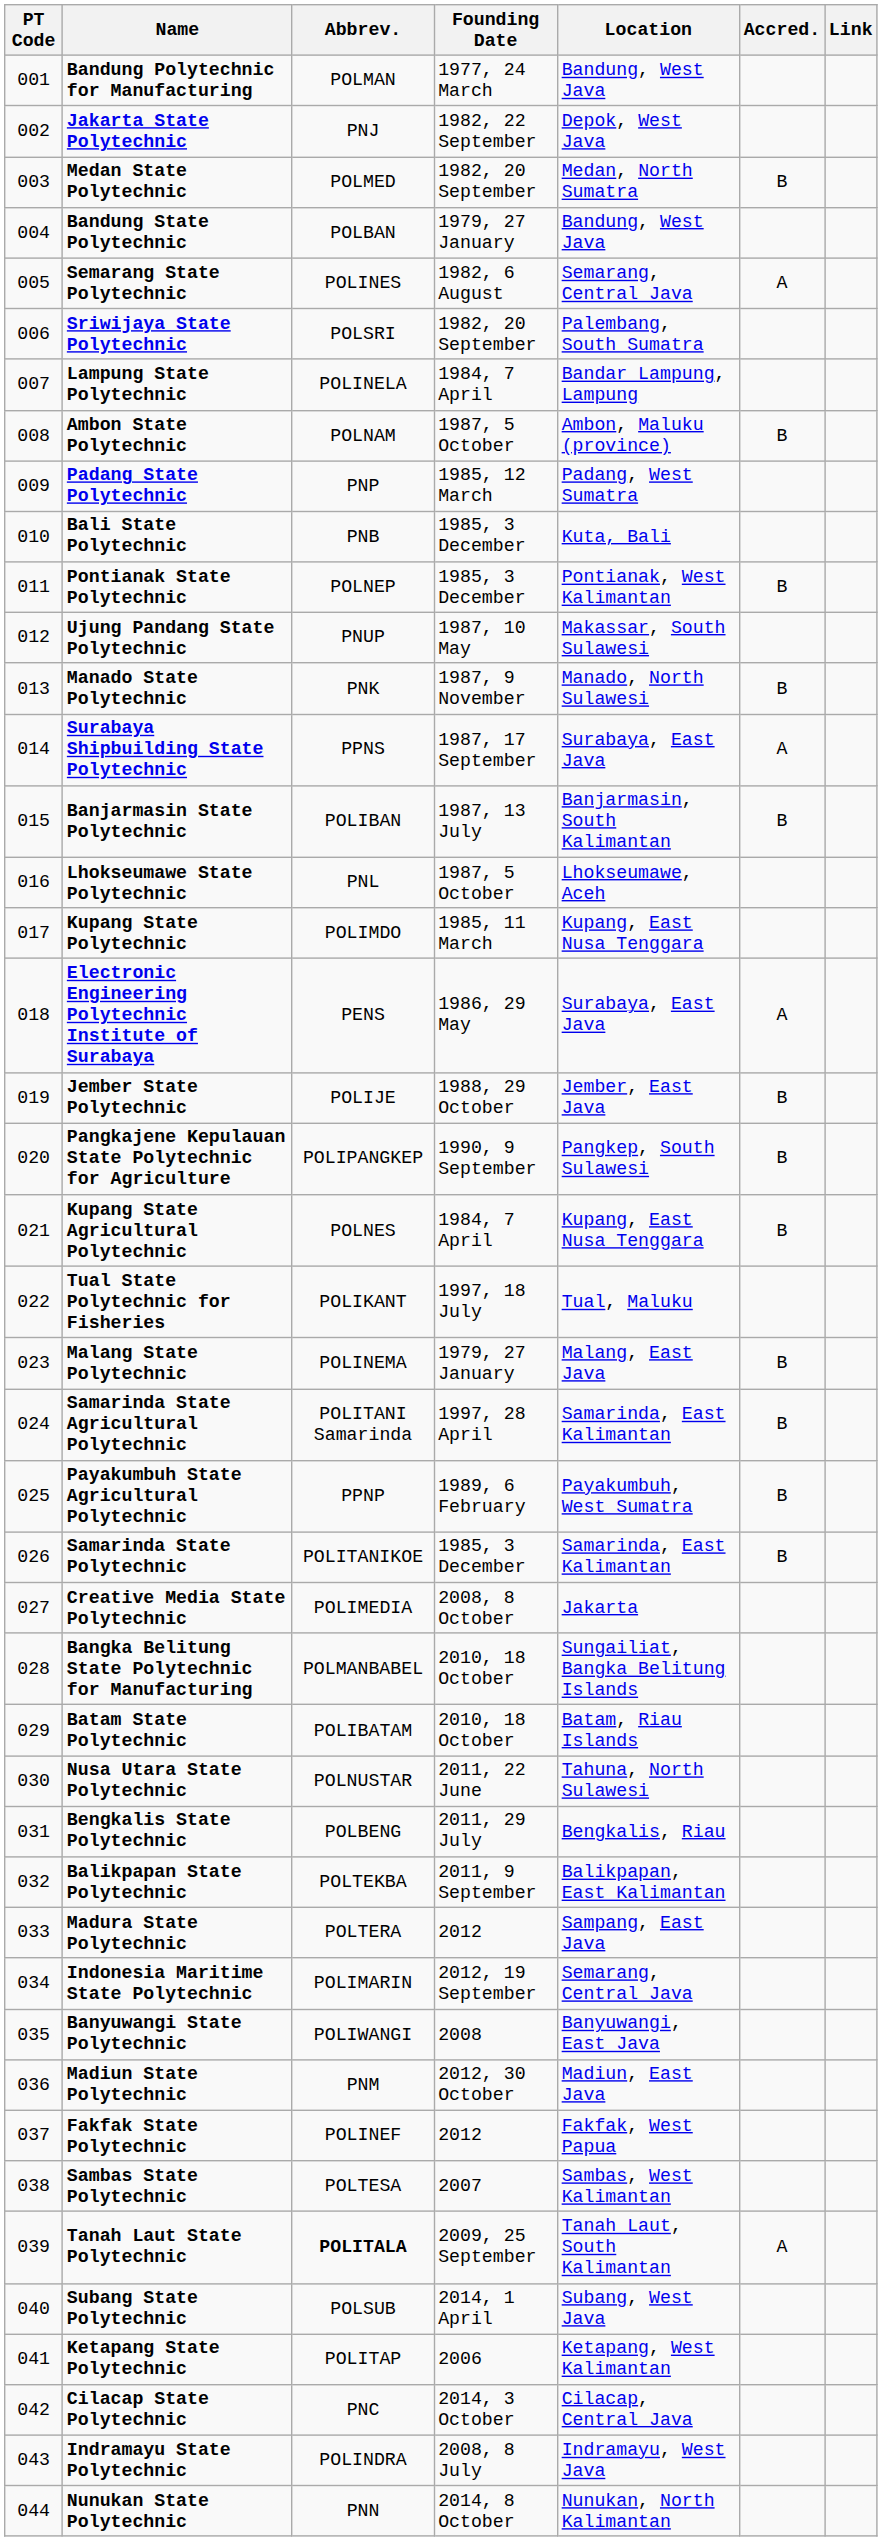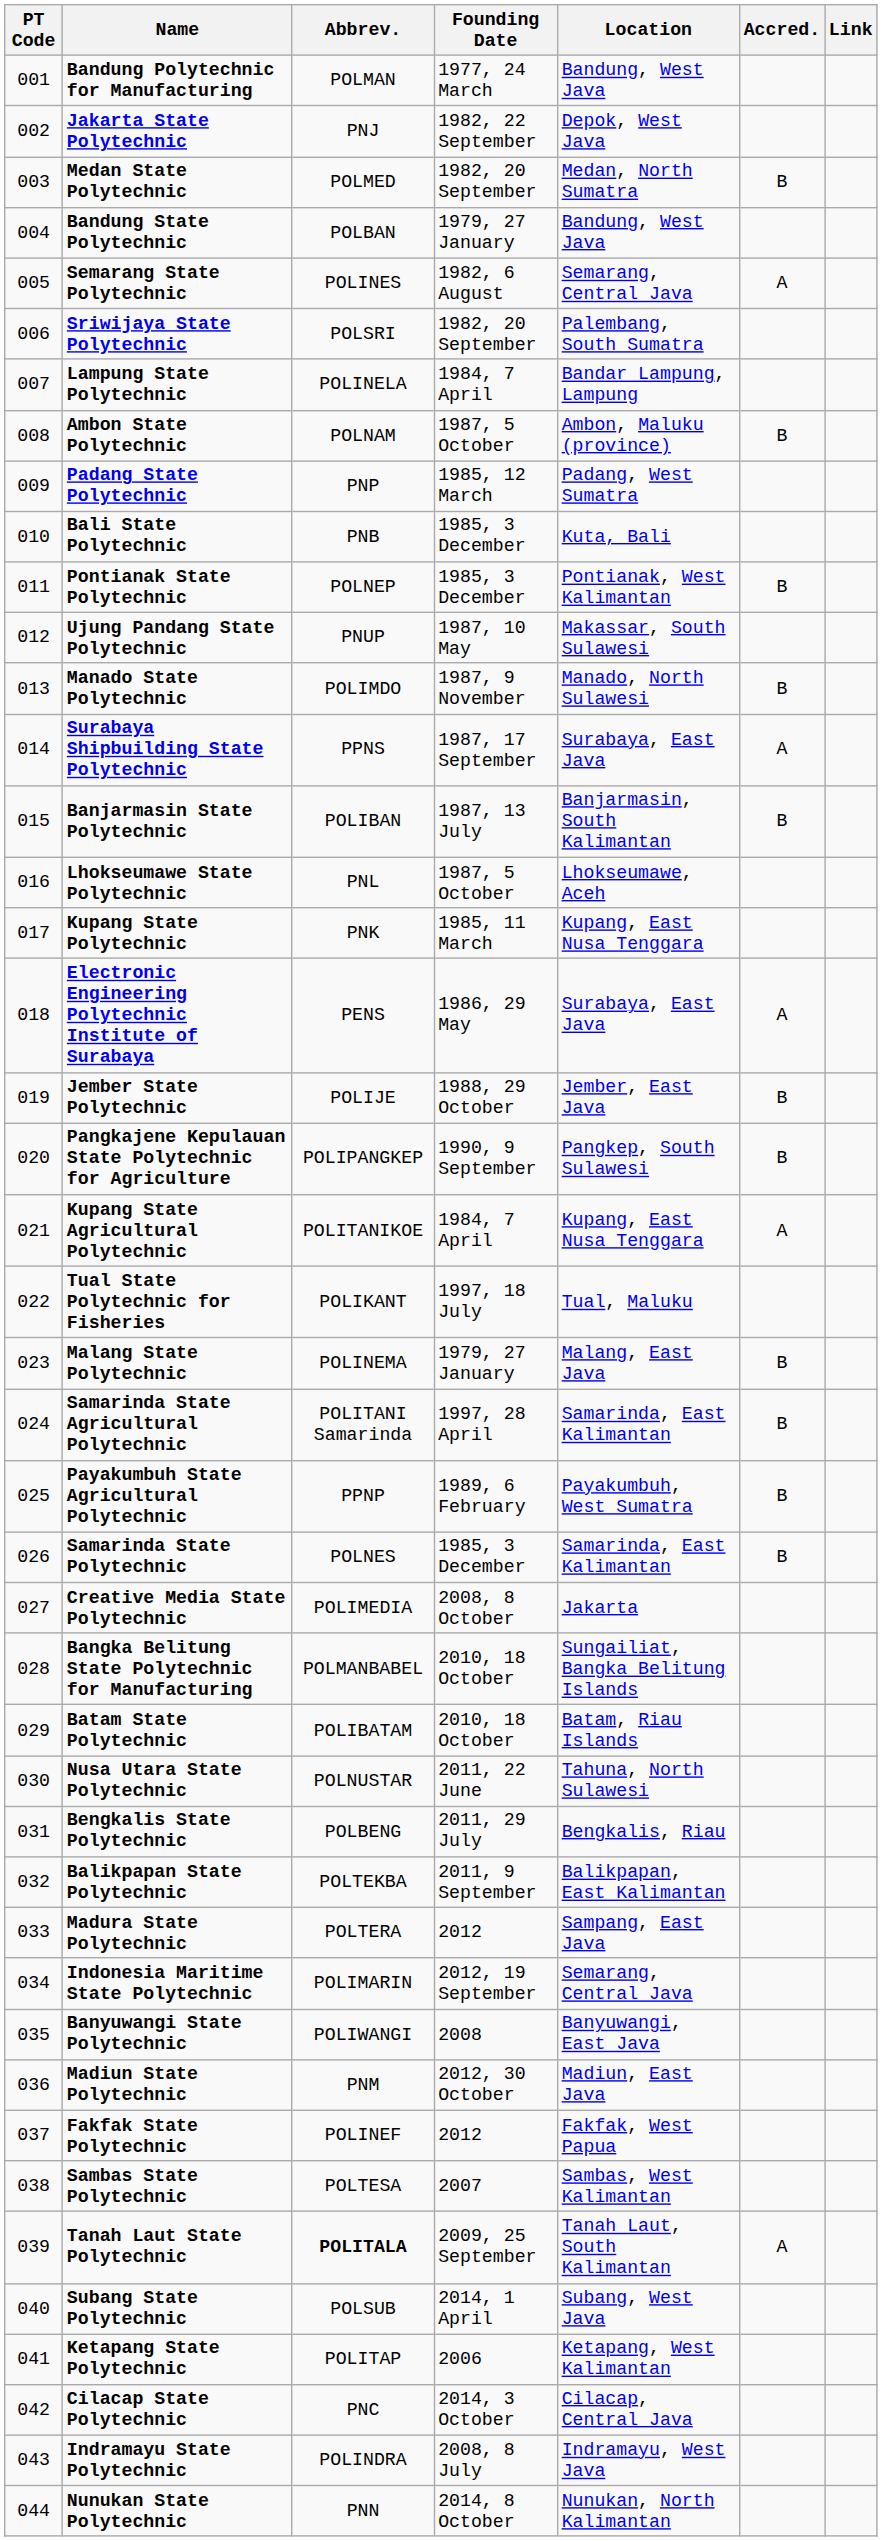(363, 689) PNK -> (363, 689) POLIMDO
(363, 933) POLIMDO -> (363, 933) PNK
(363, 1230) POLNES -> (363, 1230) POLITANIKOE
(782, 1230) B -> (782, 1230) A
(363, 1557) POLITANIKOE -> (363, 1557) POLNES
